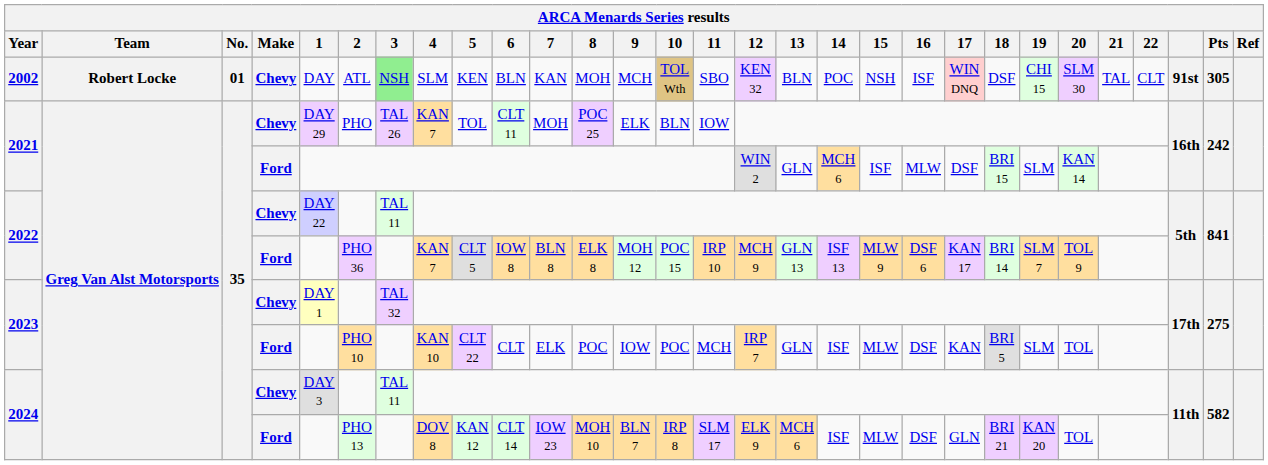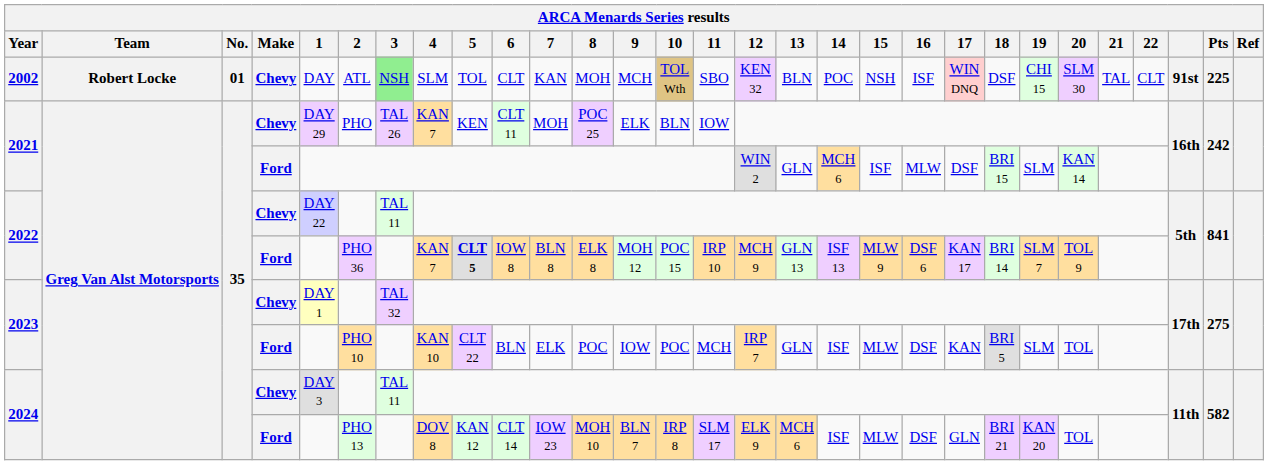(472, 78) KEN -> (472, 78) TOL
(511, 78) BLN -> (511, 78) CLT
(1218, 78) 305 -> (1218, 78) 225
(472, 123) TOL -> (472, 123) KEN
(472, 257) normal -> (472, 257) bold
(511, 347) CLT -> (511, 347) BLN
